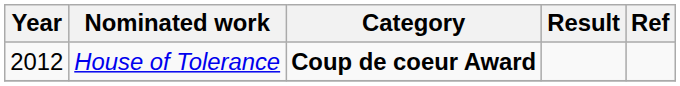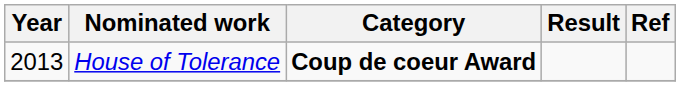(37, 61) 2012 -> (37, 61) 2013
